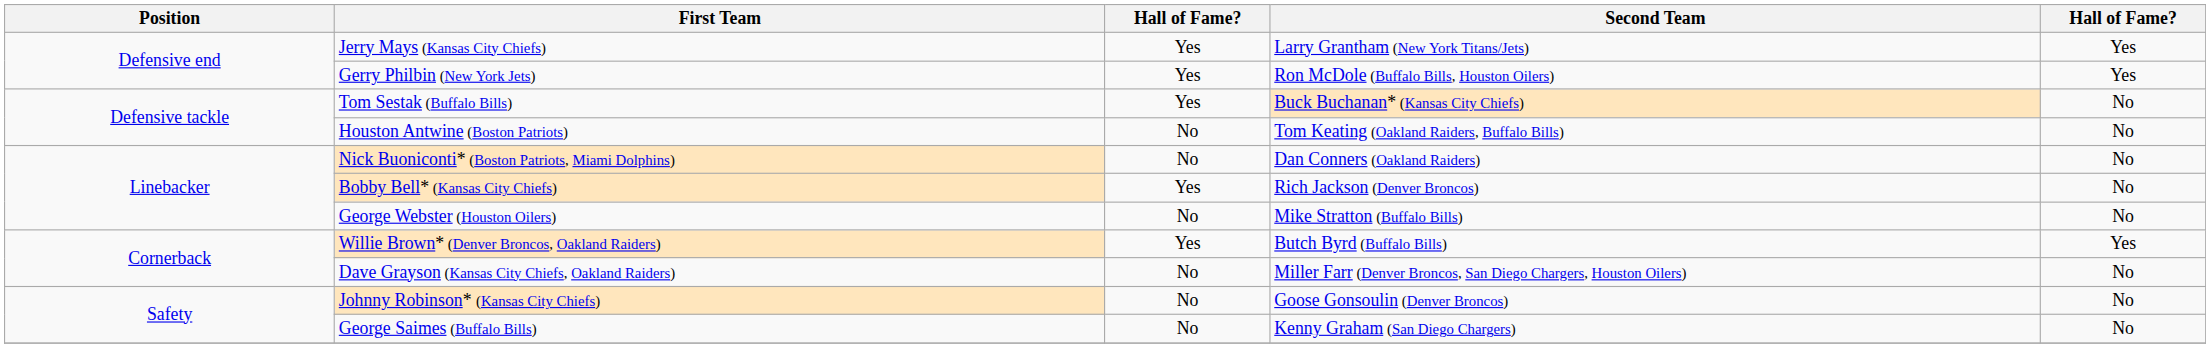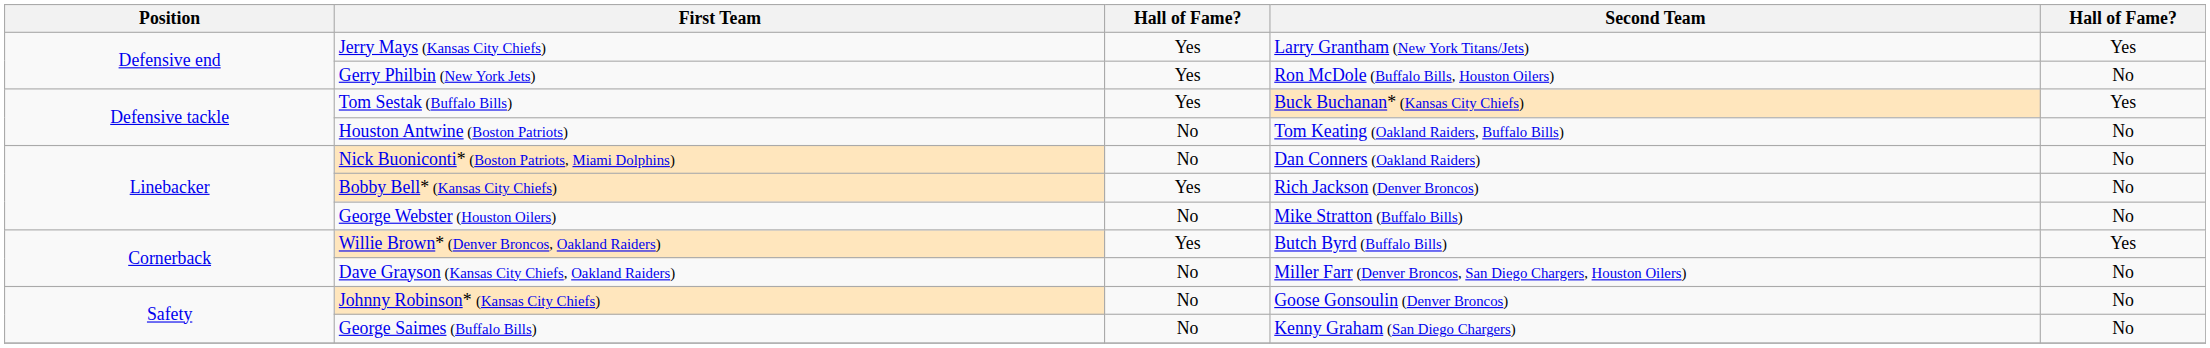(2123, 74) Yes -> (2123, 74) No
(2123, 103) No -> (2123, 103) Yes
